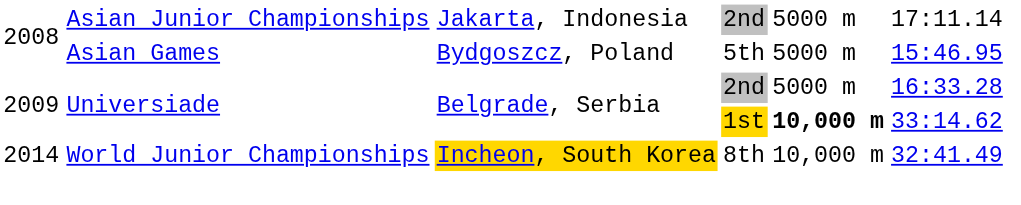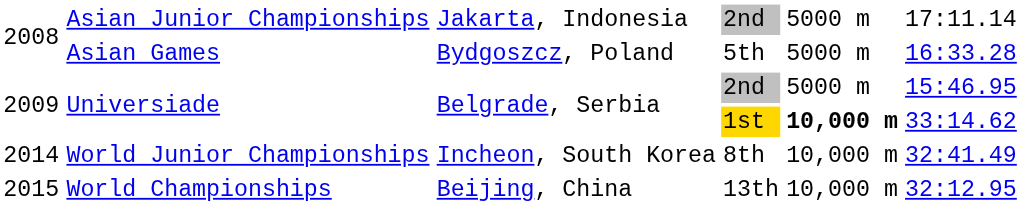(947, 54) 15:46.95 -> (961, 54) 16:33.28
(947, 88) 16:33.28 -> (961, 88) 15:46.95
(576, 156) gold background -> (576, 156) no background
+ row: (31, 190)
